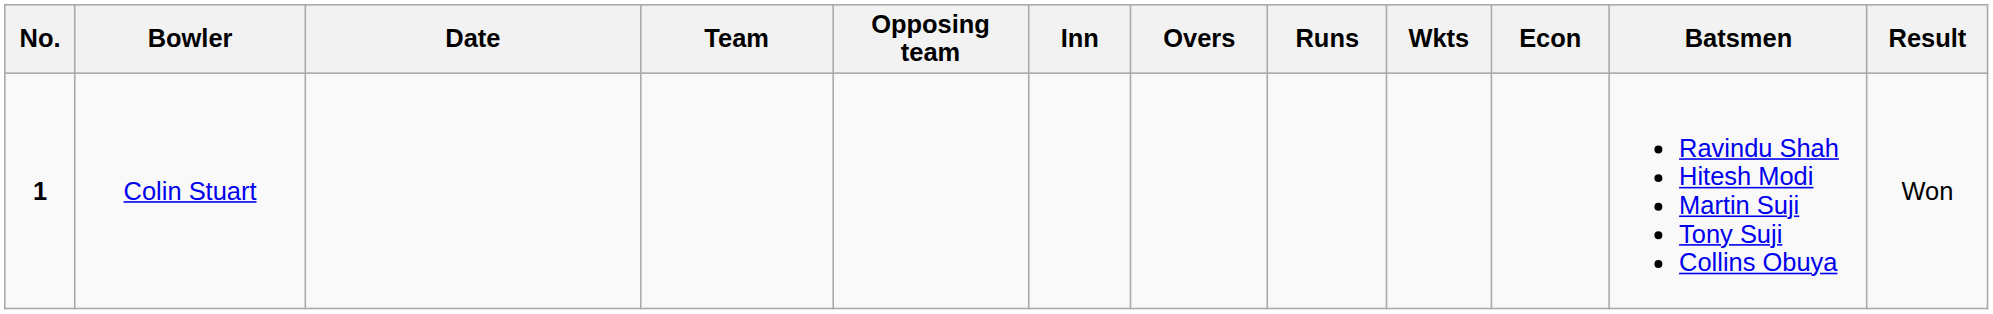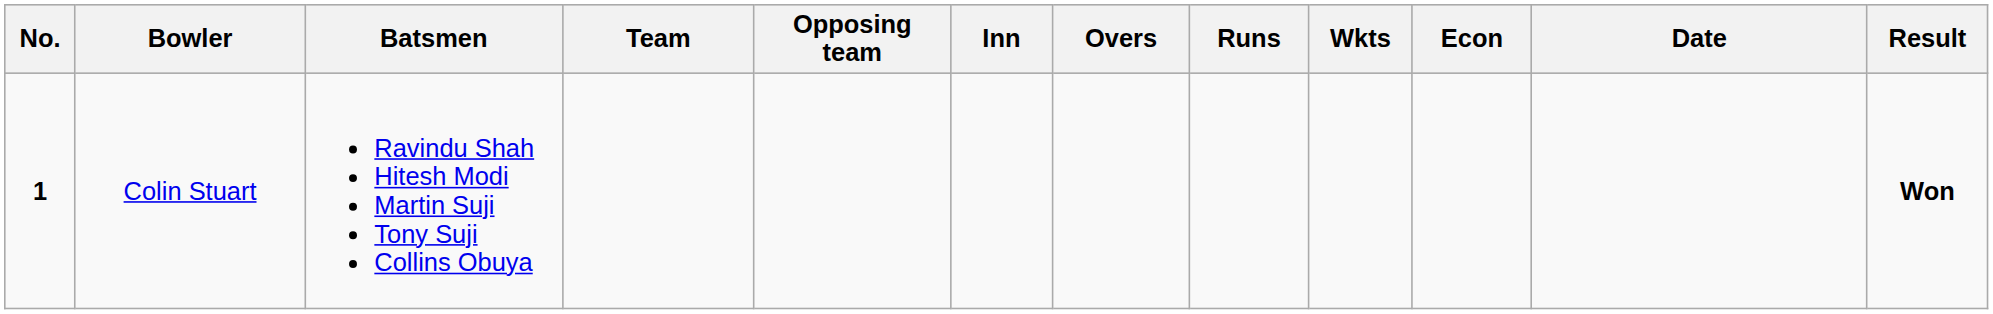columns swapped: (473, 38) <-> (1738, 38)
(1927, 190) normal -> (1927, 190) bold
